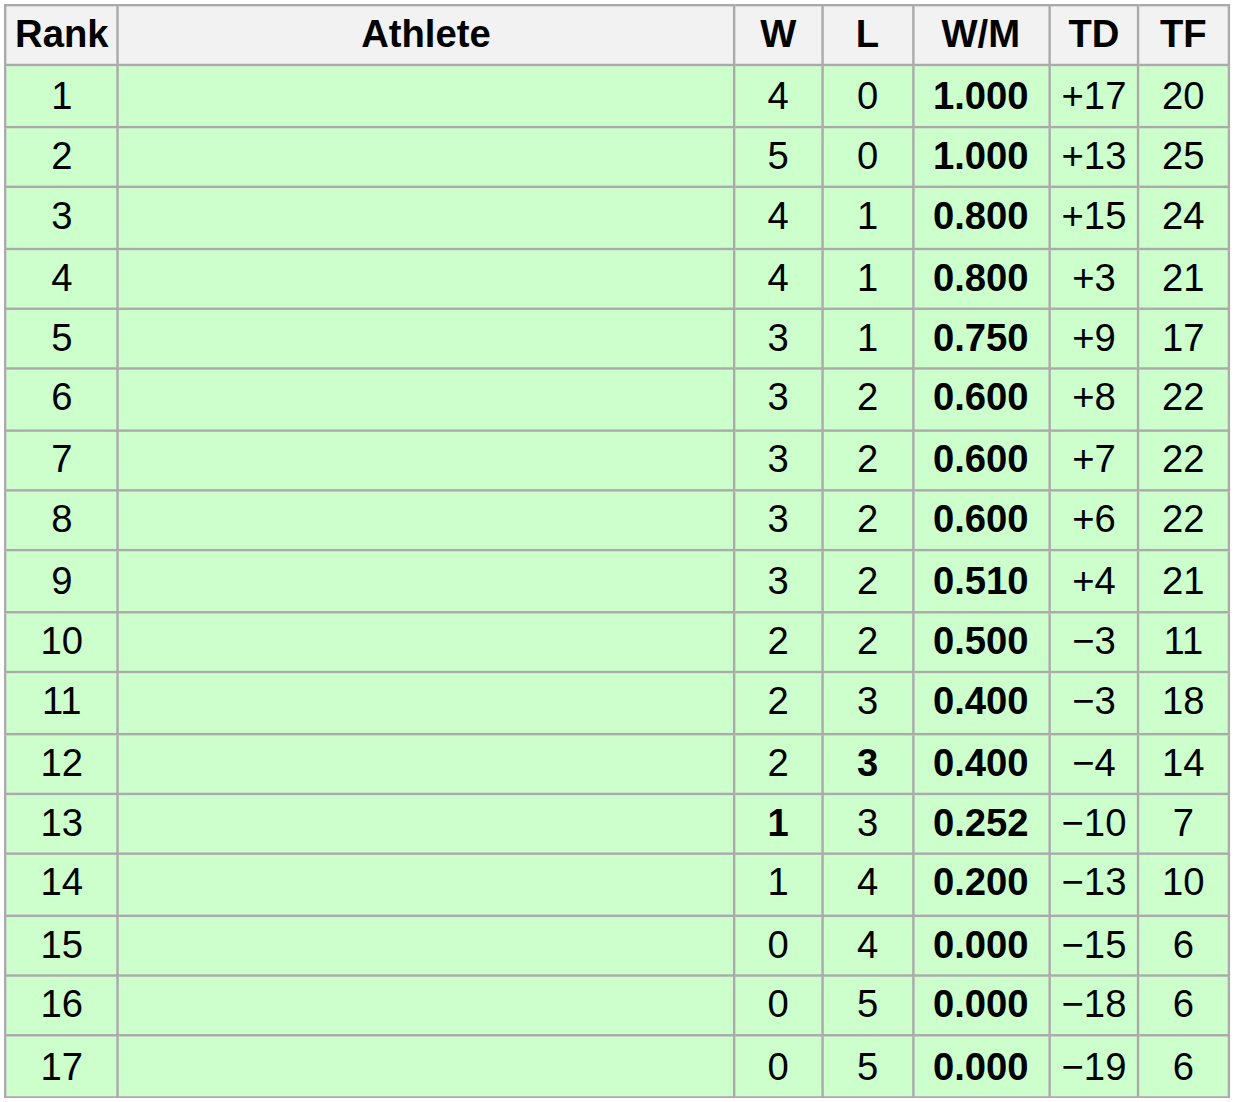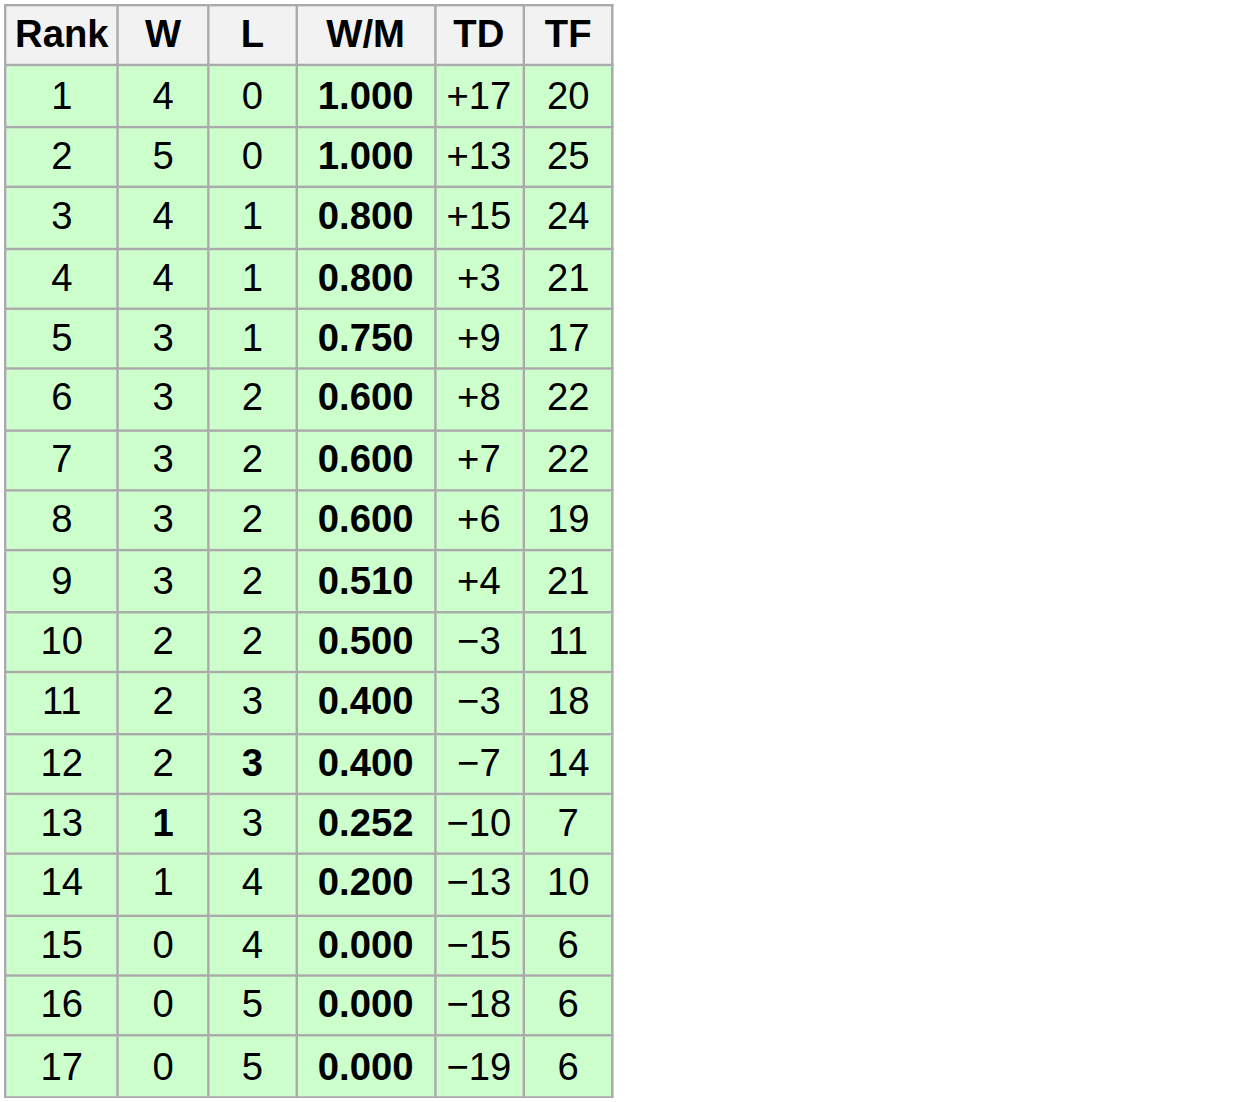- column: (426, 34)
(1183, 519) 22 -> (568, 519) 19
(1094, 762) −4 -> (479, 762) −7
